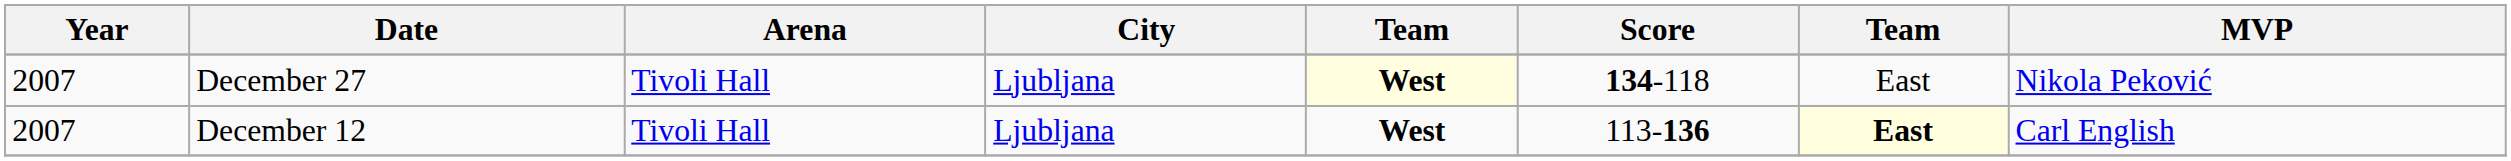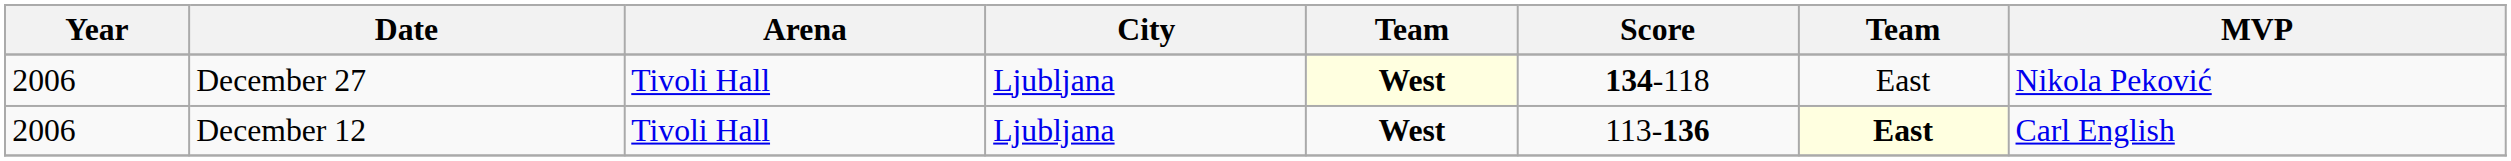(44, 79) 2007 -> (44, 79) 2006
(44, 130) 2007 -> (44, 130) 2006
